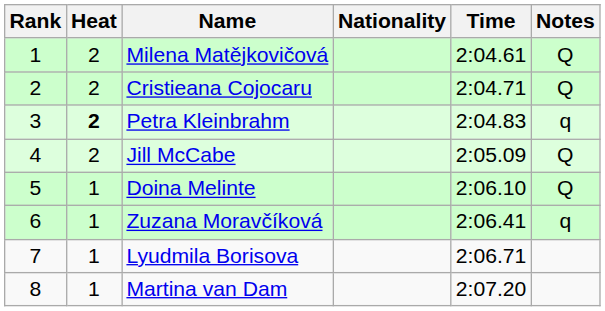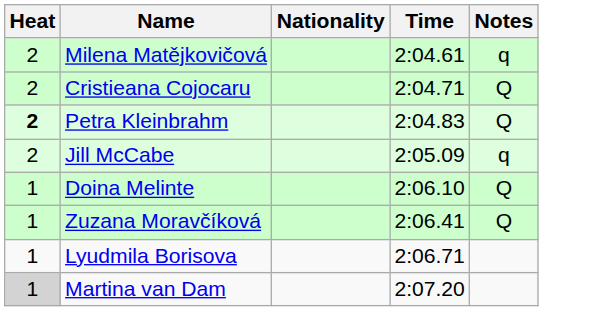- column: (35, 21)
(565, 54) Q -> (504, 54) q
(565, 121) q -> (504, 121) Q
(565, 155) Q -> (504, 155) q
(565, 222) q -> (504, 222) Q
(94, 289) no background -> (32, 289) lightgrey background
